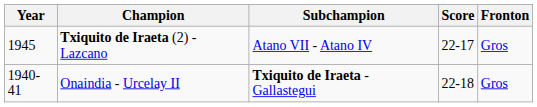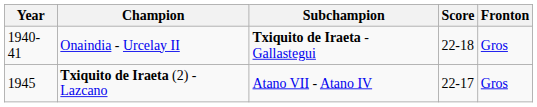rows swapped: (120, 83) <-> (128, 45)
